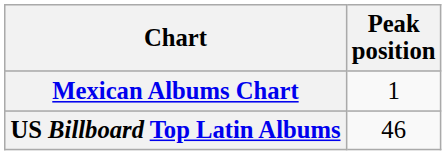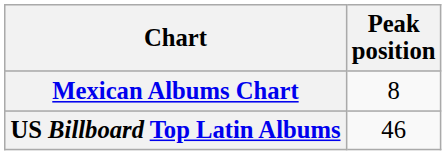(394, 90) 1 -> (394, 90) 8
